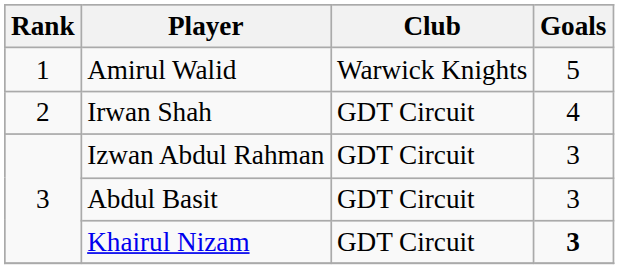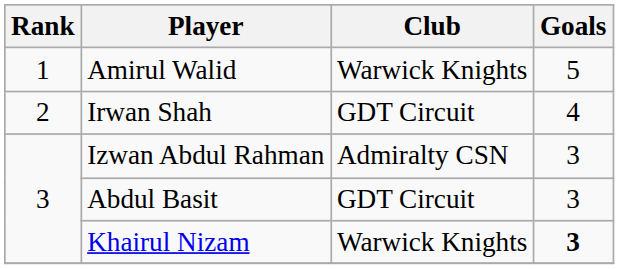(406, 155) GDT Circuit -> (423, 155) Admiralty CSN
(406, 241) GDT Circuit -> (432, 241) Warwick Knights
